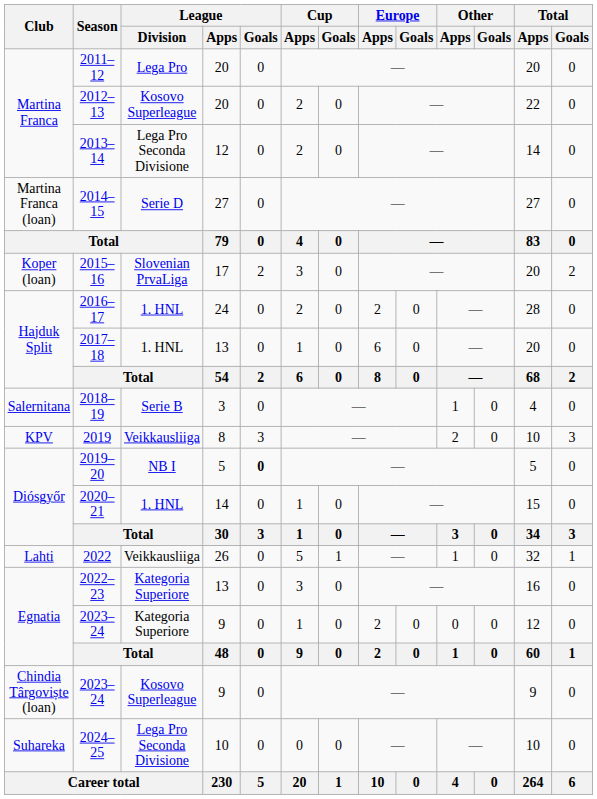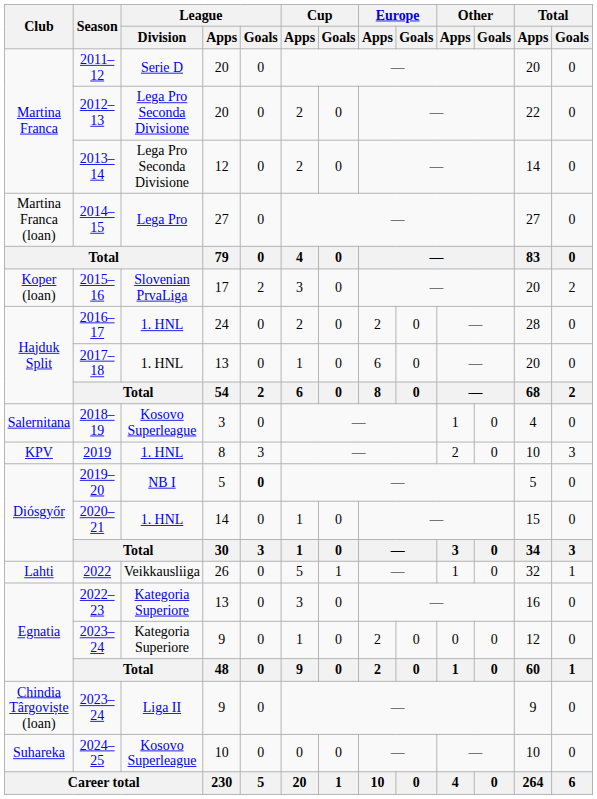(162, 67) Lega Pro -> (162, 67) Serie D
(162, 105) Kosovo Superleague -> (162, 113) Lega Pro Seconda Divisione
(162, 204) Serie D -> (162, 219) Lega Pro
(162, 407) Serie B -> (162, 422) Kosovo Superleague
(162, 437) Veikkausliiga -> (162, 452) 1. HNL
(162, 691) Kosovo Superleague -> (162, 707) Liga II
(162, 745) Lega Pro Seconda Divisione -> (162, 753) Kosovo Superleague
